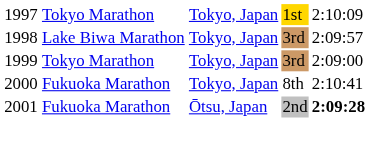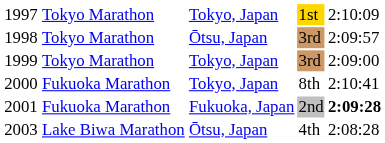(113, 37) Lake Biwa Marathon -> (98, 37) Tokyo Marathon
(234, 37) Tokyo, Japan -> (228, 37) Ōtsu, Japan
(228, 106) Ōtsu, Japan -> (242, 106) Fukuoka, Japan
+ row: (21, 130)
